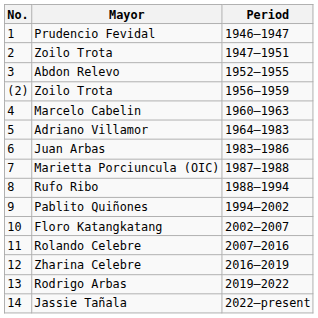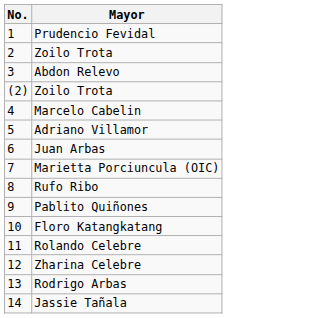- column: (268, 14)
